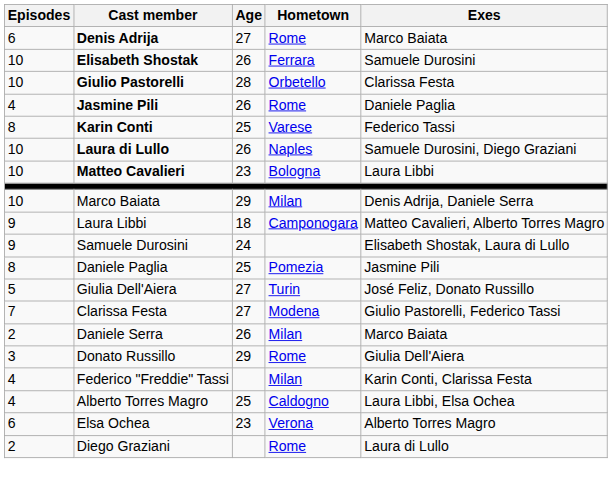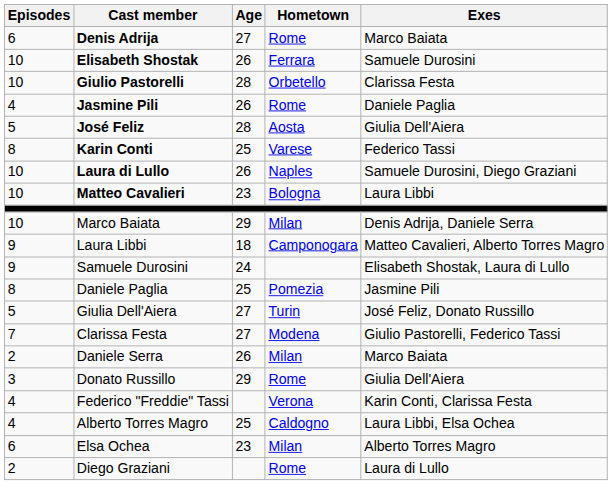+ row: (110, 127)
(285, 379) Milan -> (291, 401) Verona
(291, 424) Verona -> (285, 446) Milan
